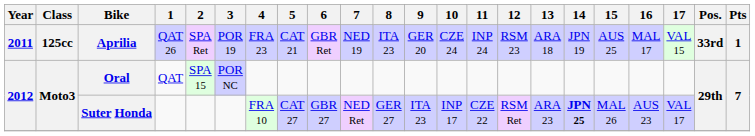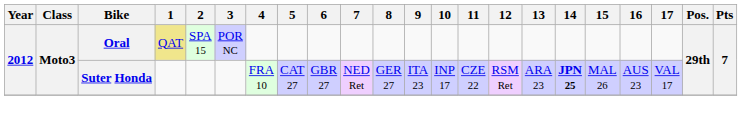- row: (117, 42)
(171, 77) no background -> (171, 42) khaki background
